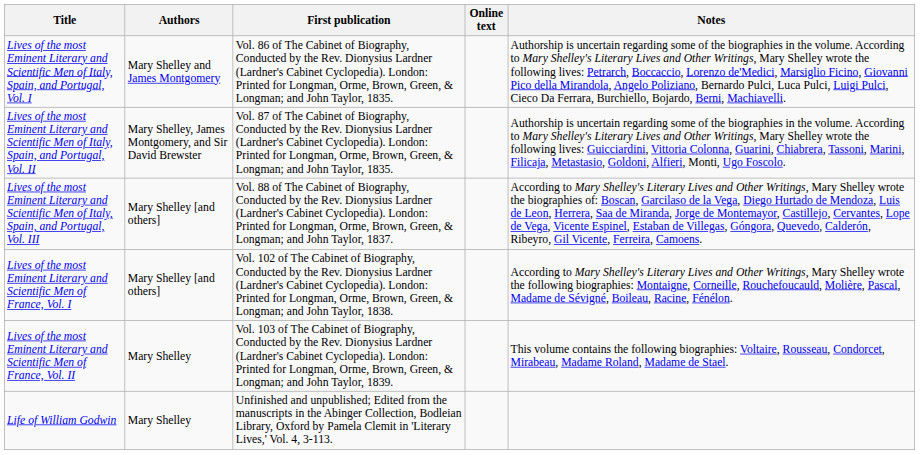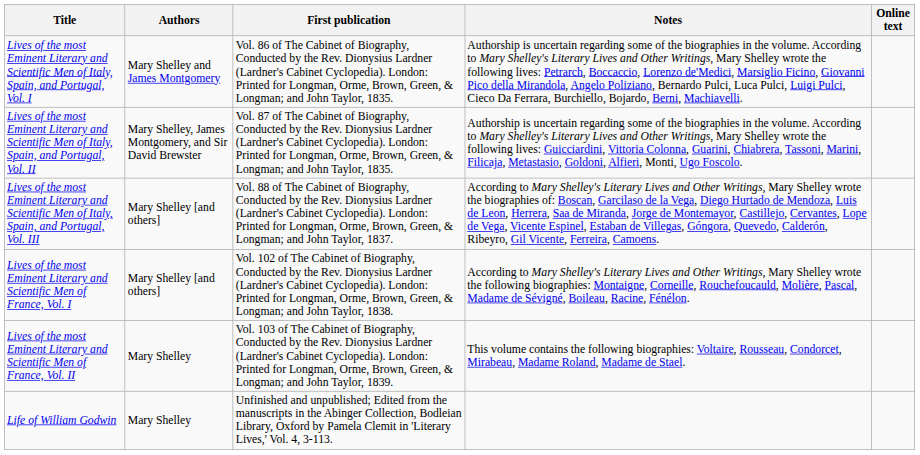columns swapped: (711, 20) <-> (486, 20)
